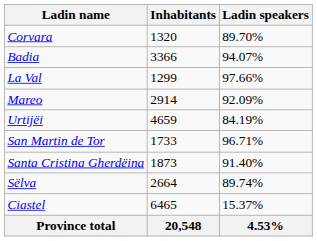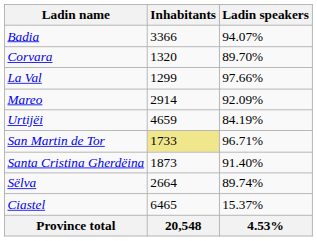rows swapped: (23, 57) <-> (30, 36)
(164, 141) no background -> (164, 141) khaki background
